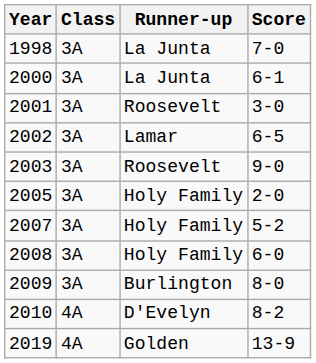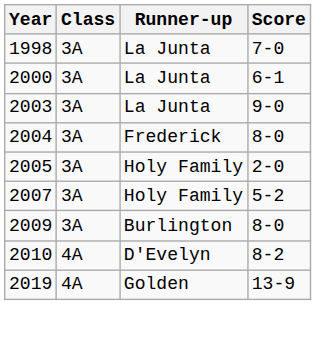- row: (31, 108)
- row: (31, 137)
(173, 167) Roosevelt -> (167, 108) La Junta
+ row: (31, 137)
- row: (31, 255)
